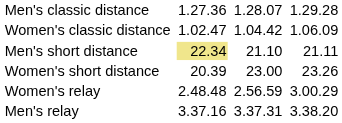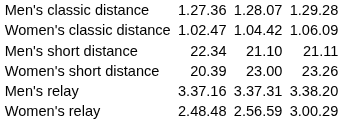(208, 51) khaki background -> (208, 51) no background
rows swapped: (42, 111) <-> (53, 91)
